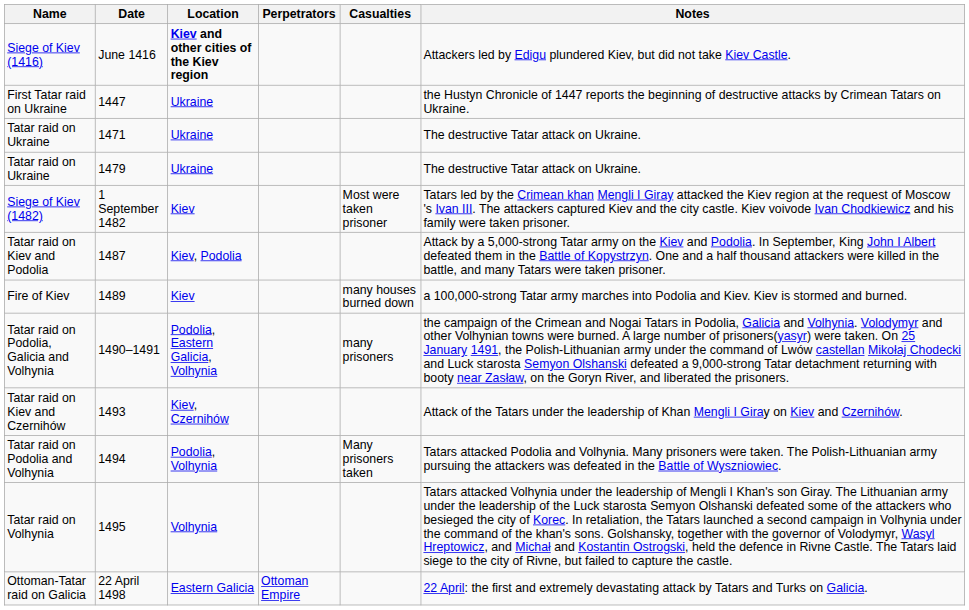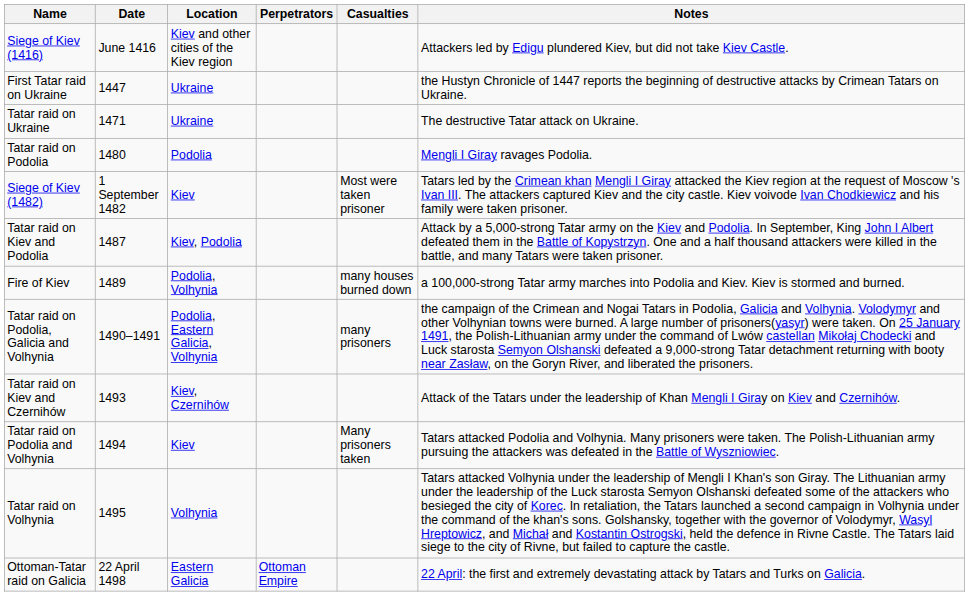(211, 54) bold -> (211, 47) normal
- row: (41, 168)
+ row: (41, 154)
(183, 296) Kiev -> (194, 282) Podolia, Volhynia
(194, 459) Podolia, Volhynia -> (183, 445) Kiev
